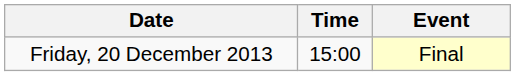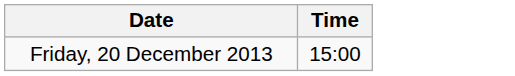- column: (441, 20)
